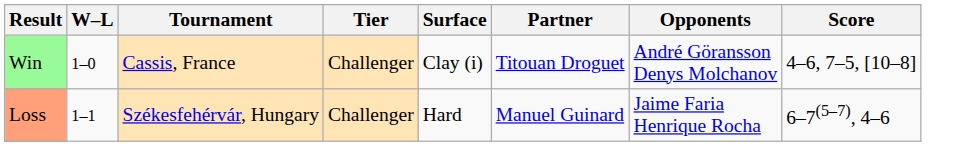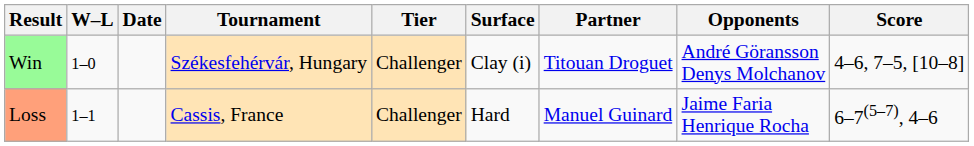+ column: (142, 19)
(179, 61) Cassis, France -> (269, 61) Székesfehérvár, Hungary
(221, 114) Székesfehérvár, Hungary -> (227, 114) Cassis, France
